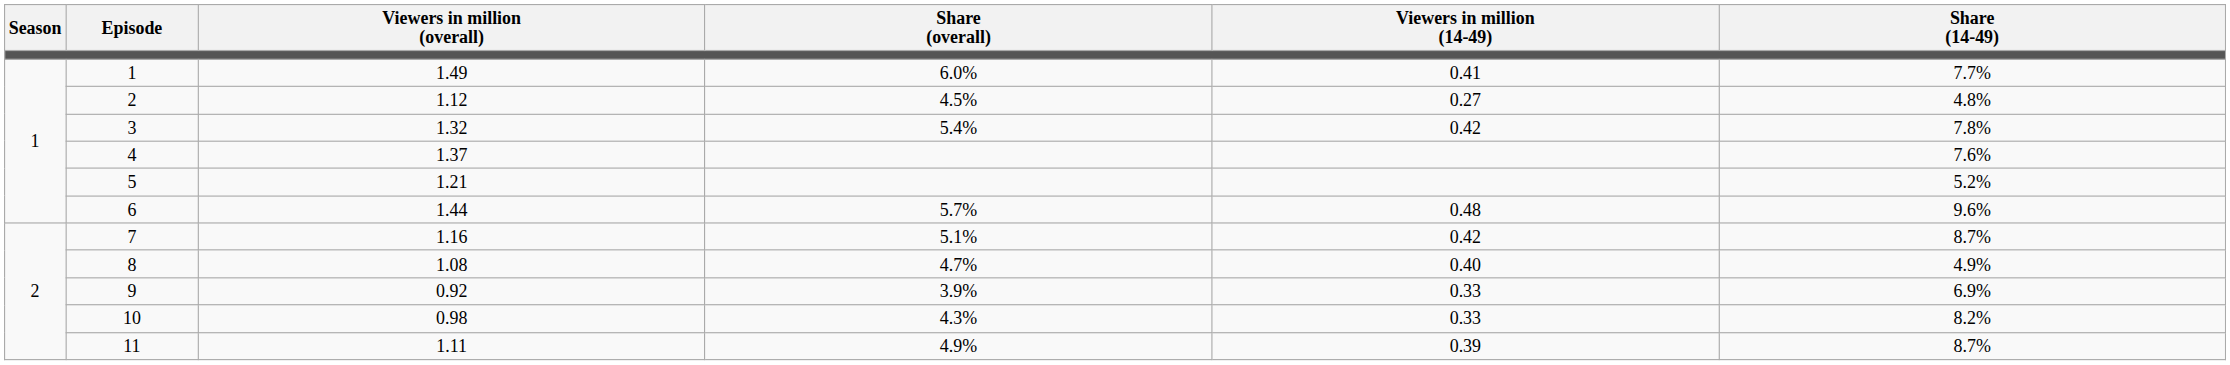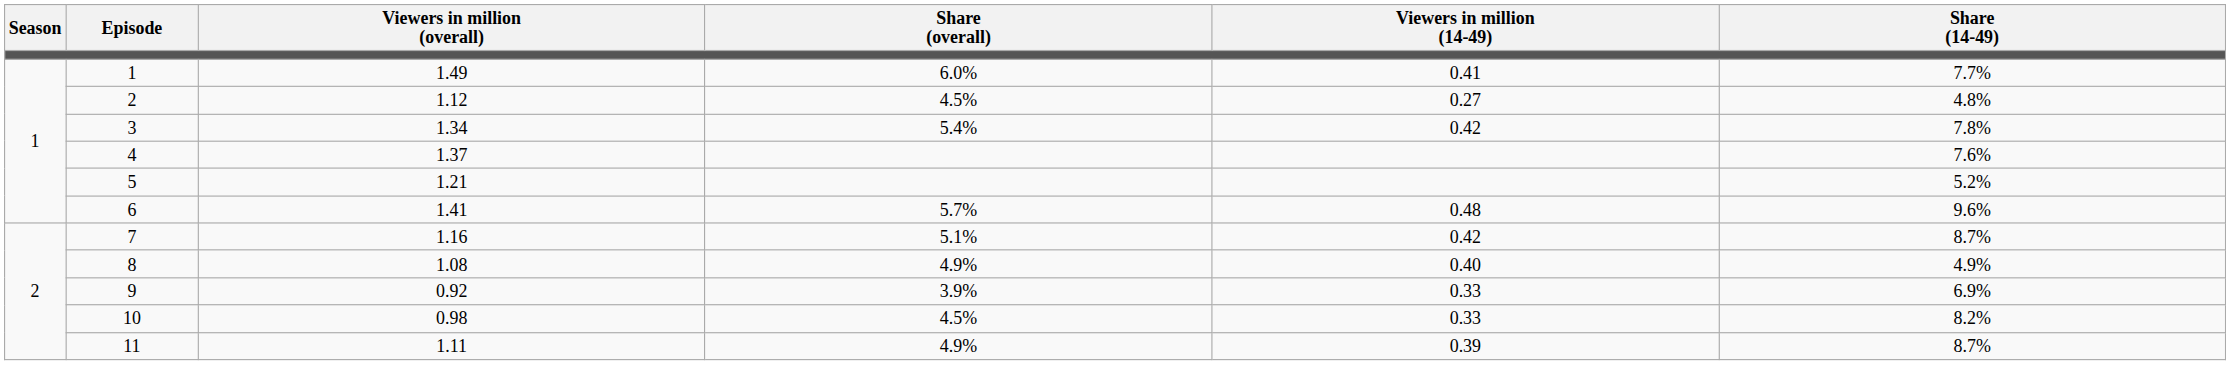(452, 127) 1.32 -> (452, 127) 1.34
(452, 209) 1.44 -> (452, 209) 1.41
(959, 264) 4.7% -> (959, 264) 4.9%
(959, 319) 4.3% -> (959, 319) 4.5%
